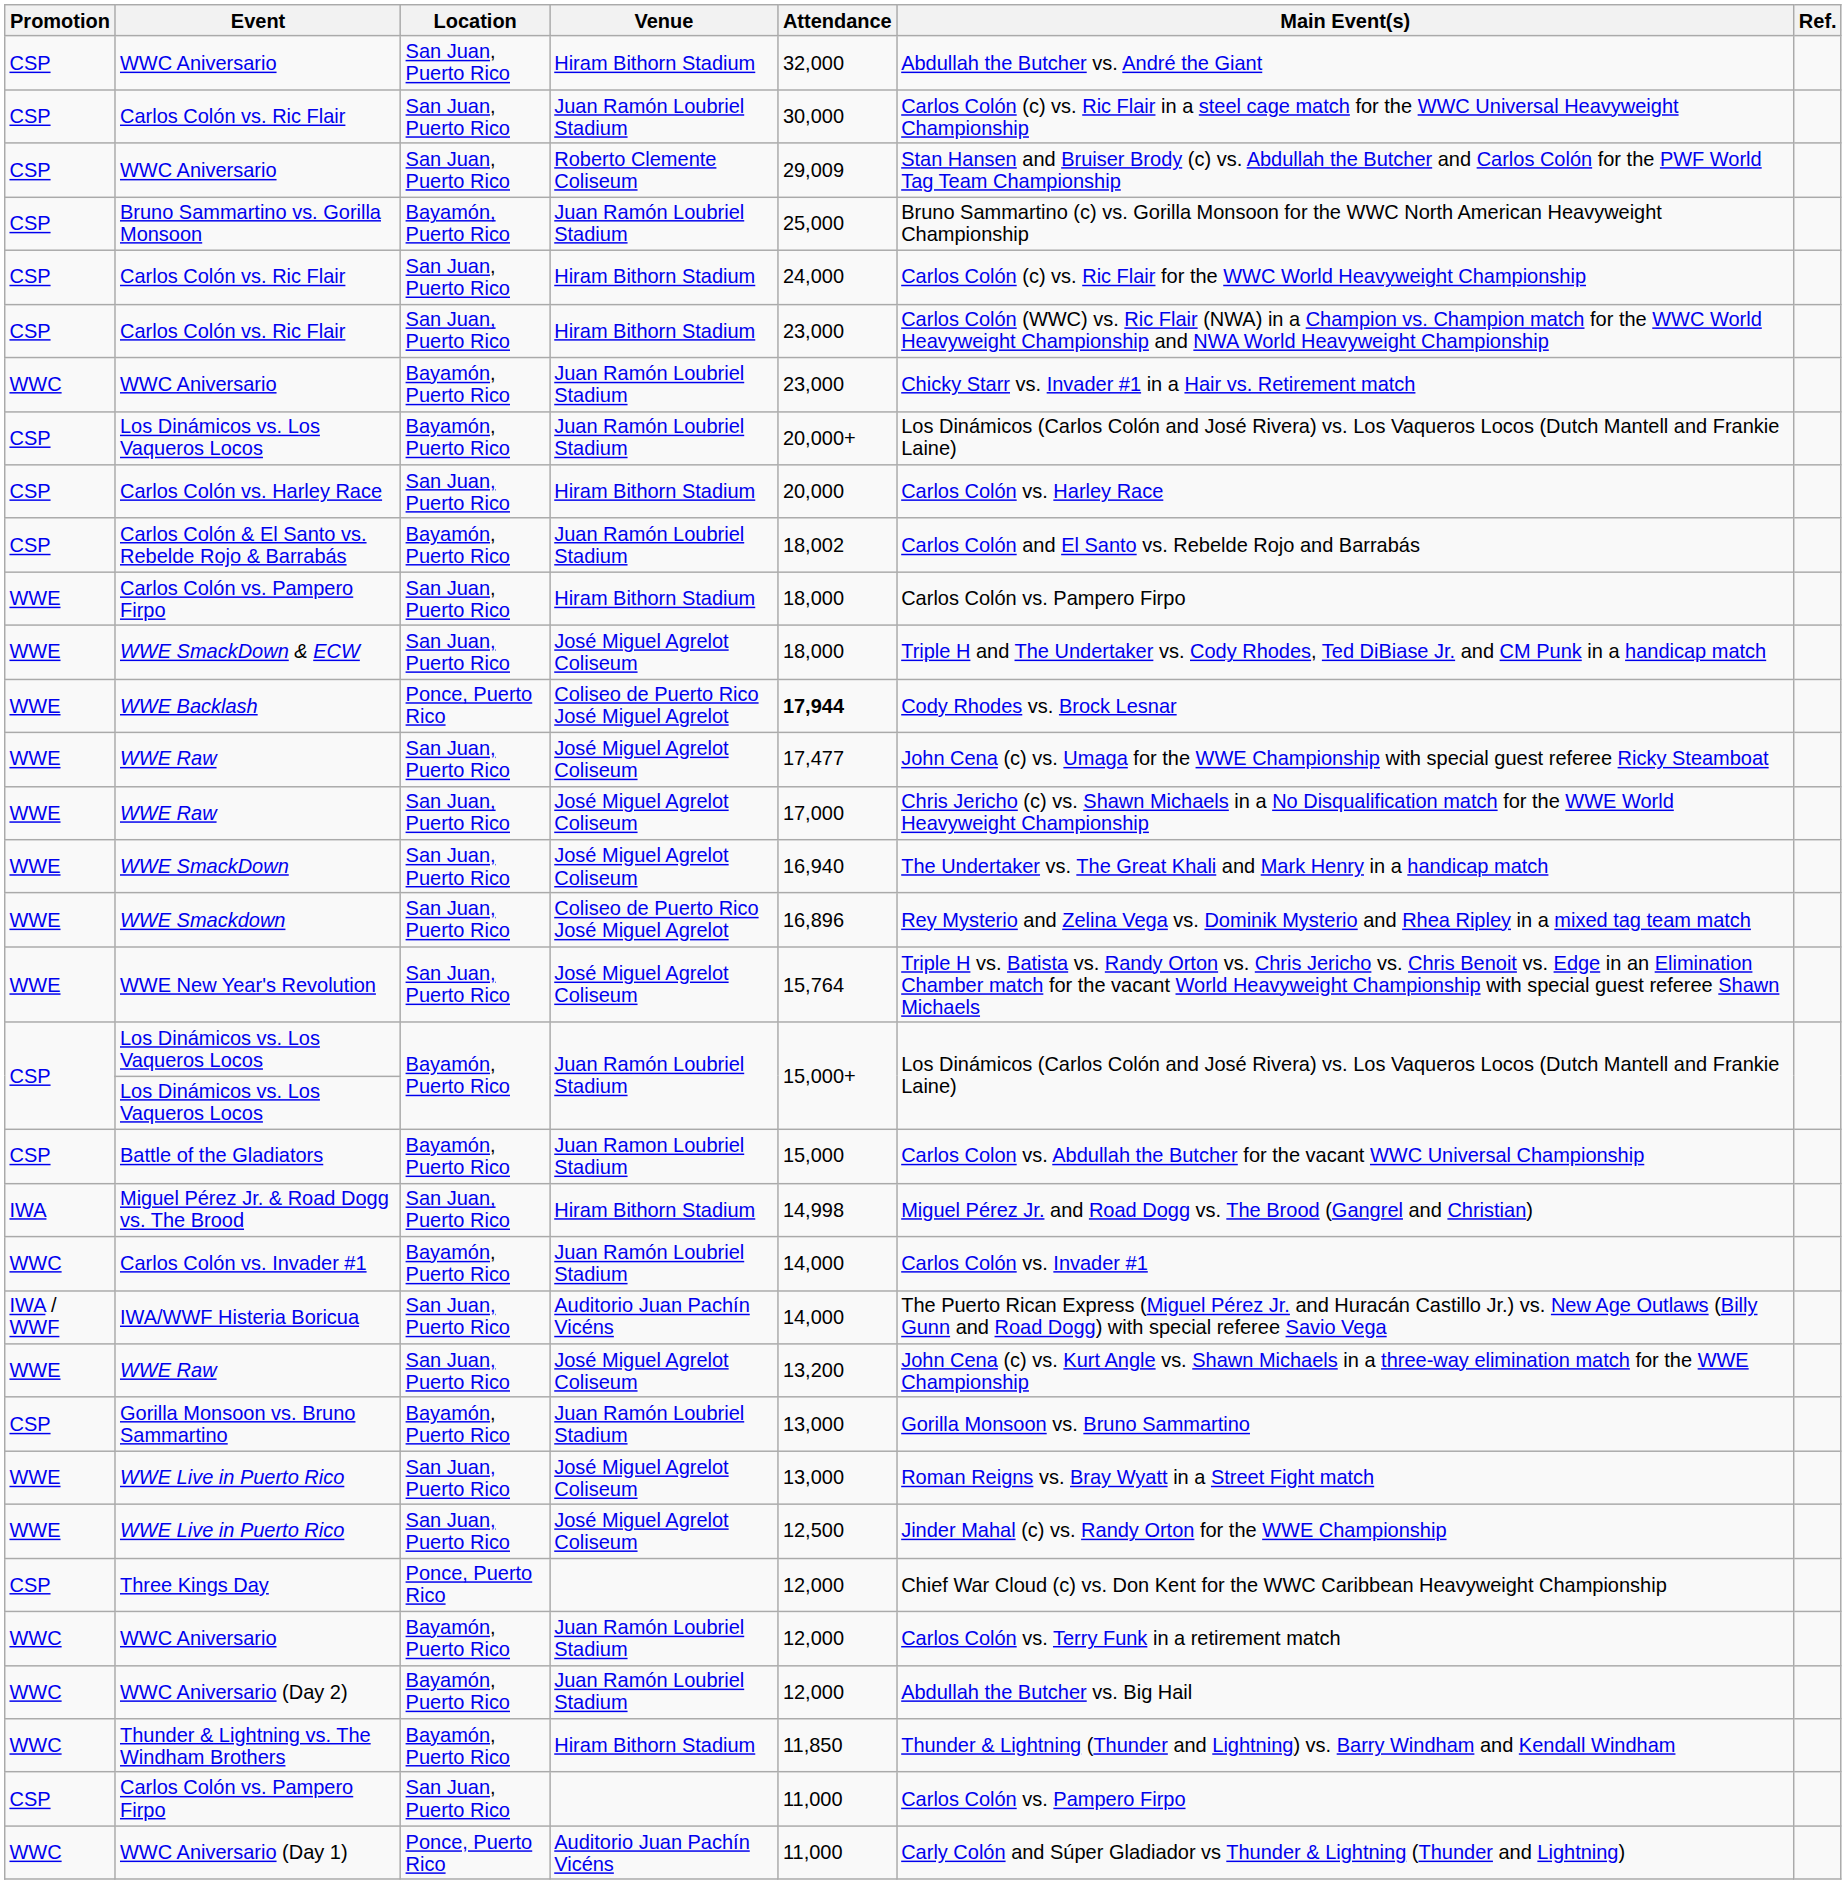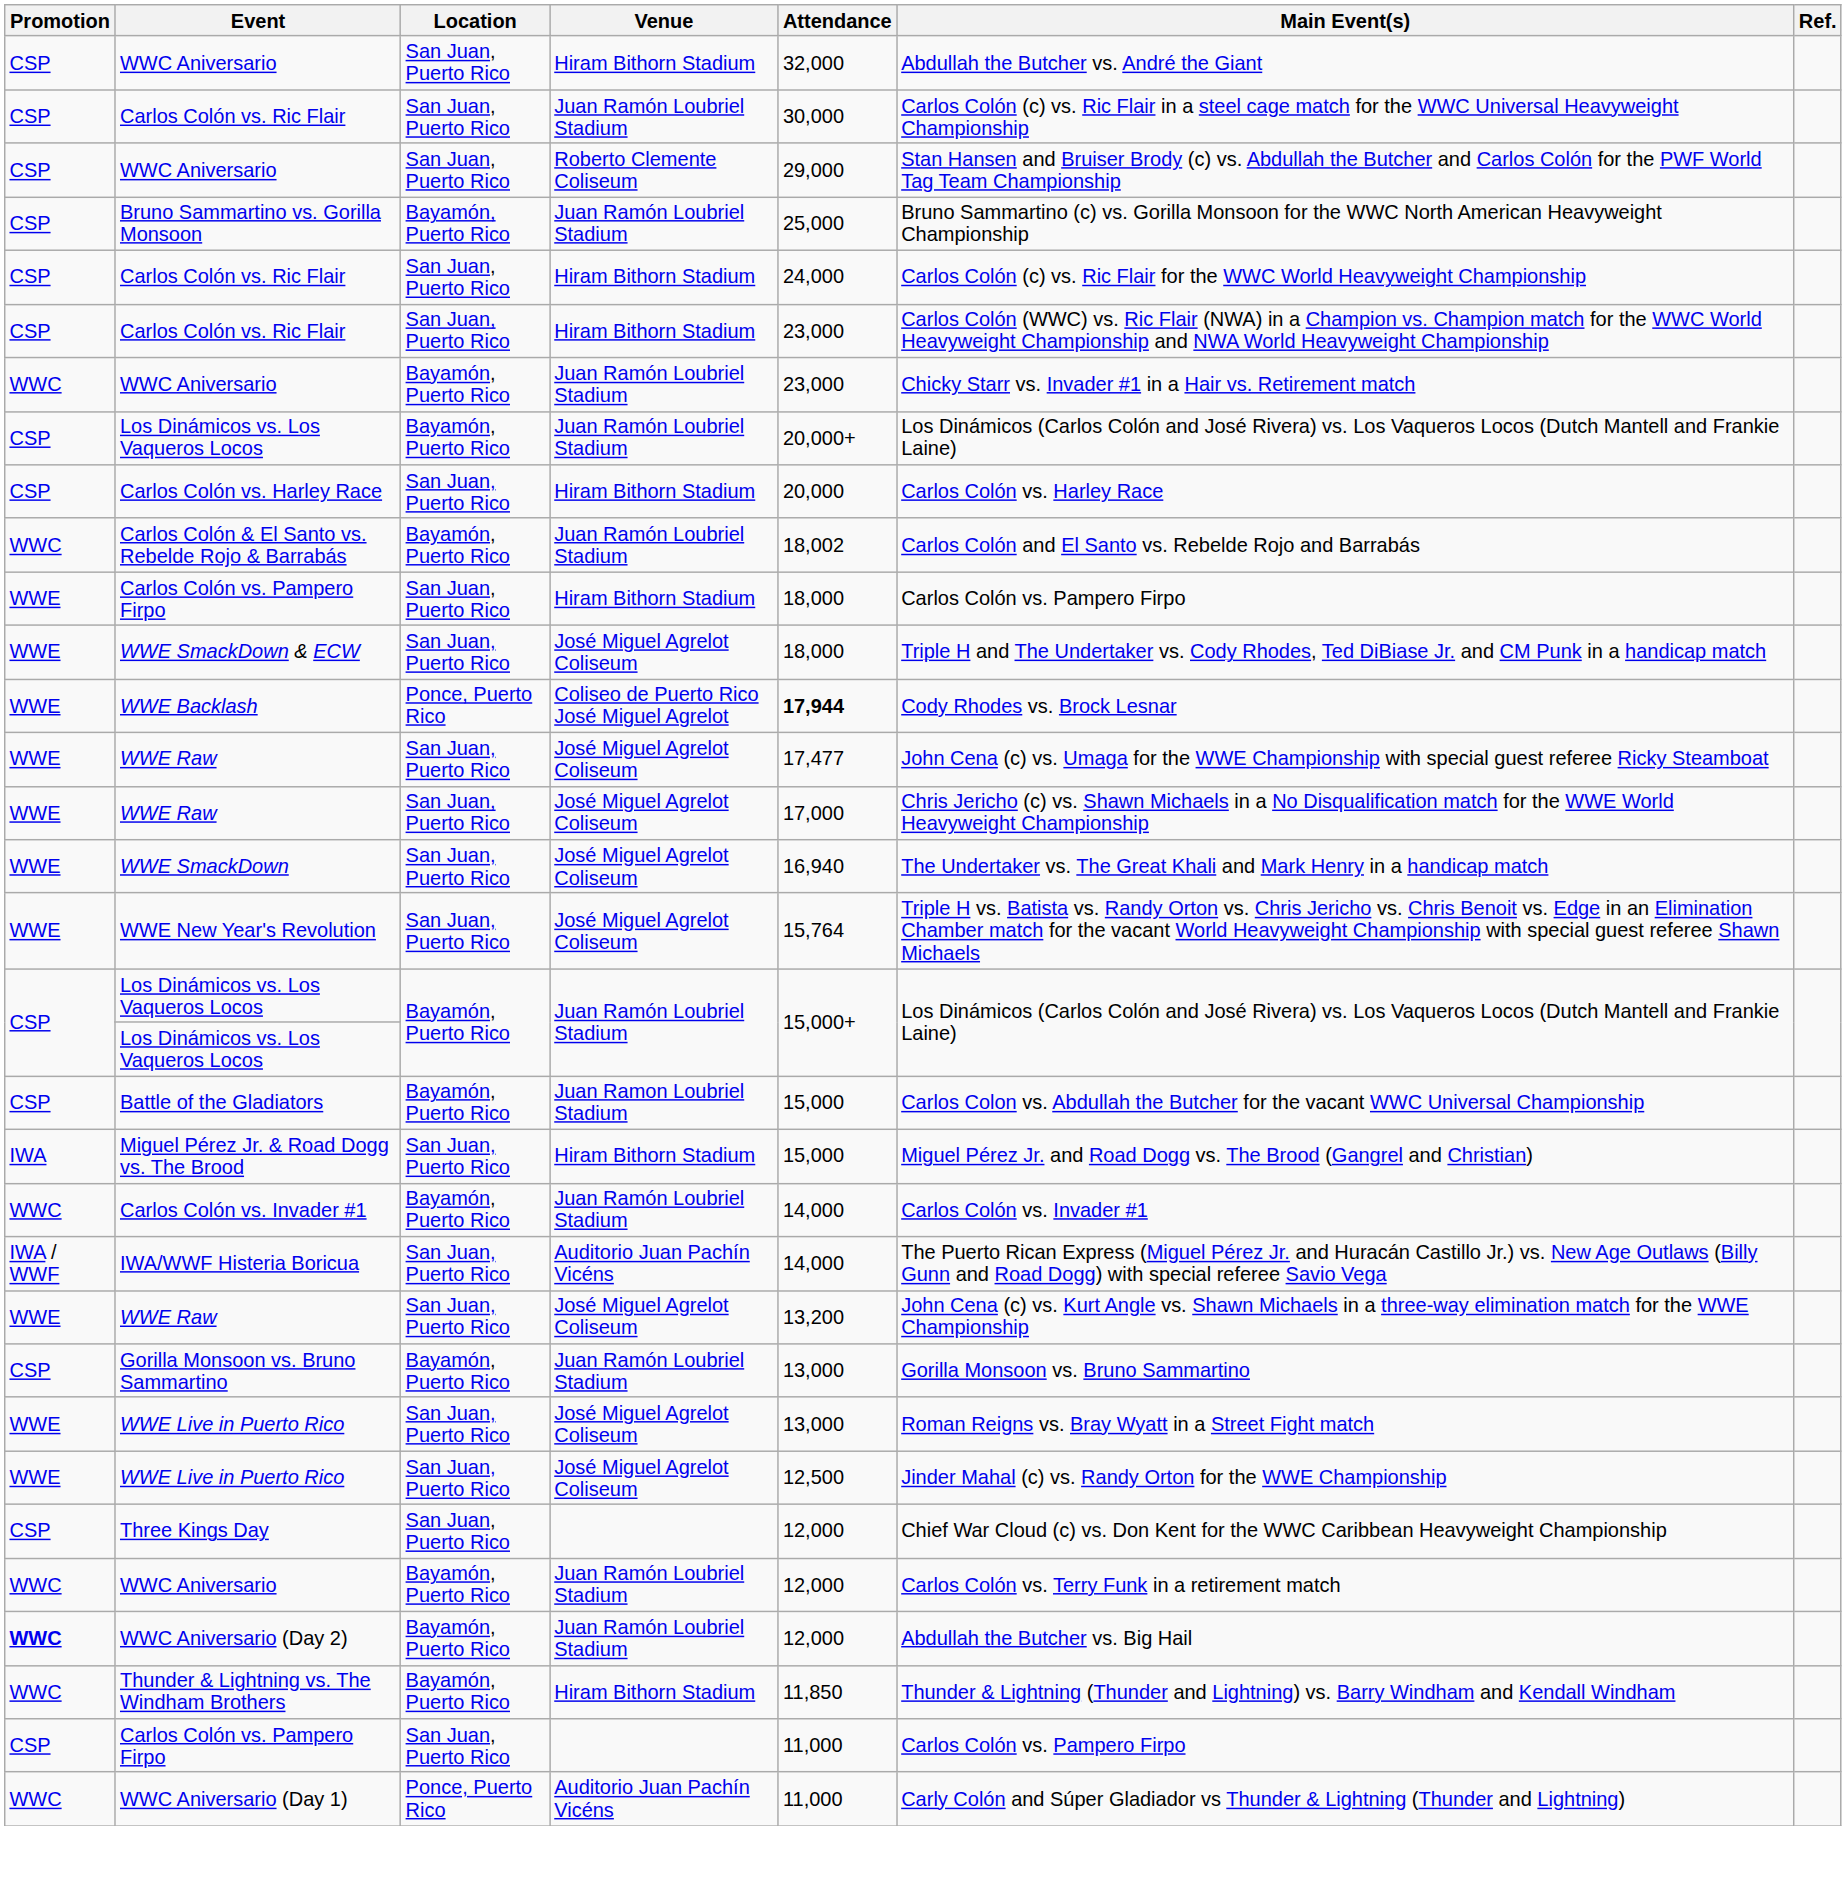(813, 170) 29,009 -> (813, 170) 29,000
(30, 545) CSP -> (36, 545) WWC
- row: (203, 920)
(813, 1209) 14,998 -> (813, 1156) 15,000
(469, 1584) Ponce, Puerto Rico -> (458, 1531) San Juan, Puerto Rico
(36, 1692) normal -> (36, 1638) bold
